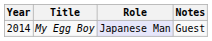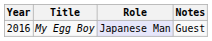(19, 29) 2014 -> (19, 29) 2016
